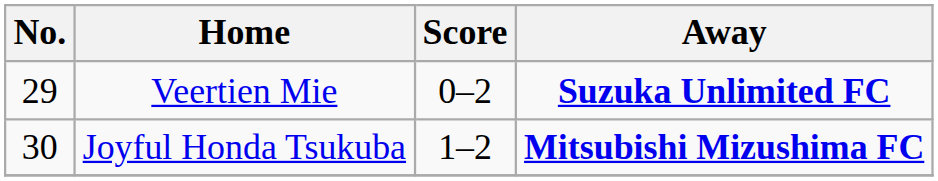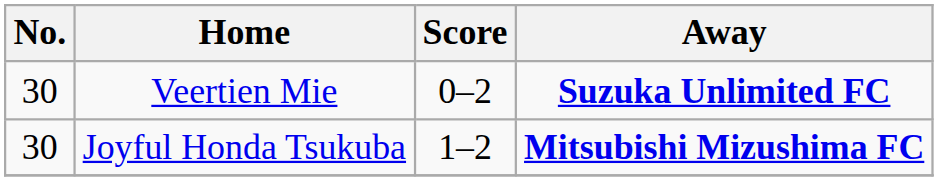(40, 89) 29 -> (40, 89) 30
